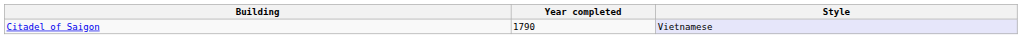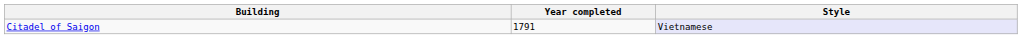(524, 27) 1790 -> (524, 27) 1791
